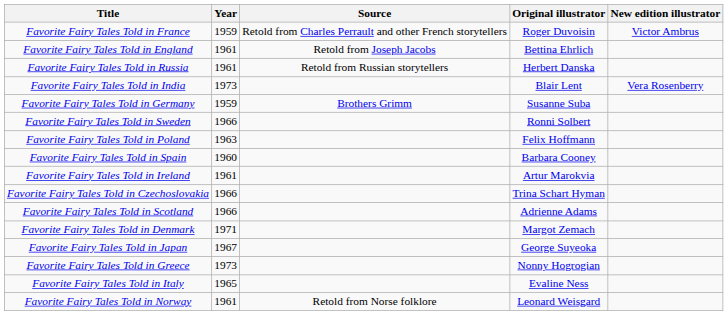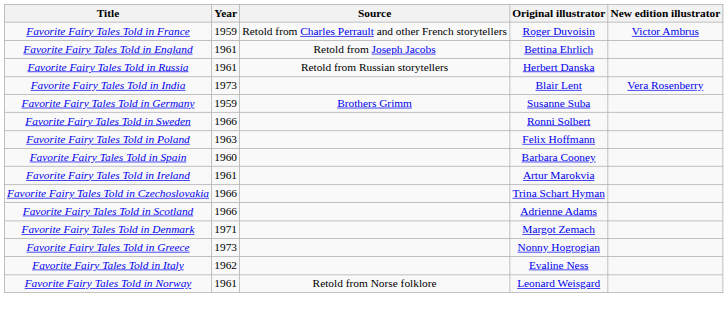- row: (108, 247)
(226, 283) 1965 -> (226, 265) 1962
